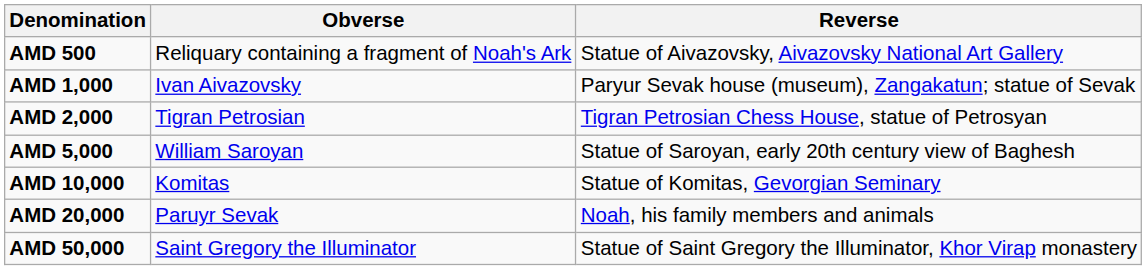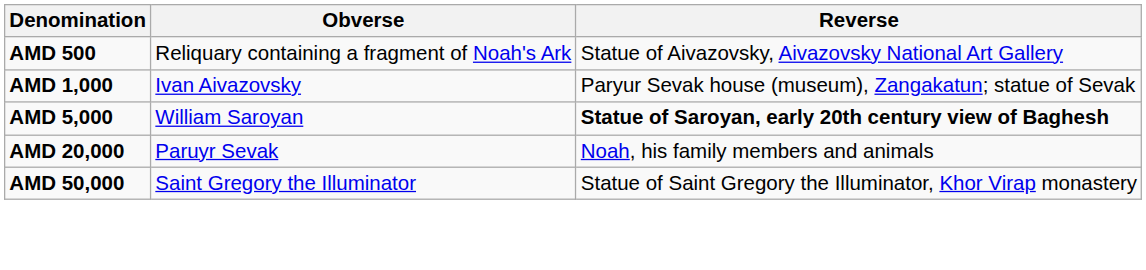- row: (61, 118)
(828, 150) normal -> (845, 118) bold
- row: (67, 183)
